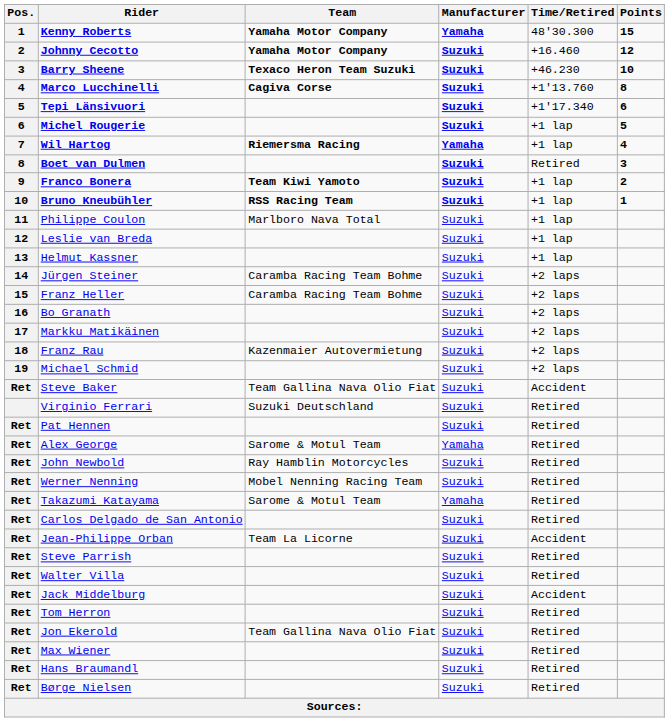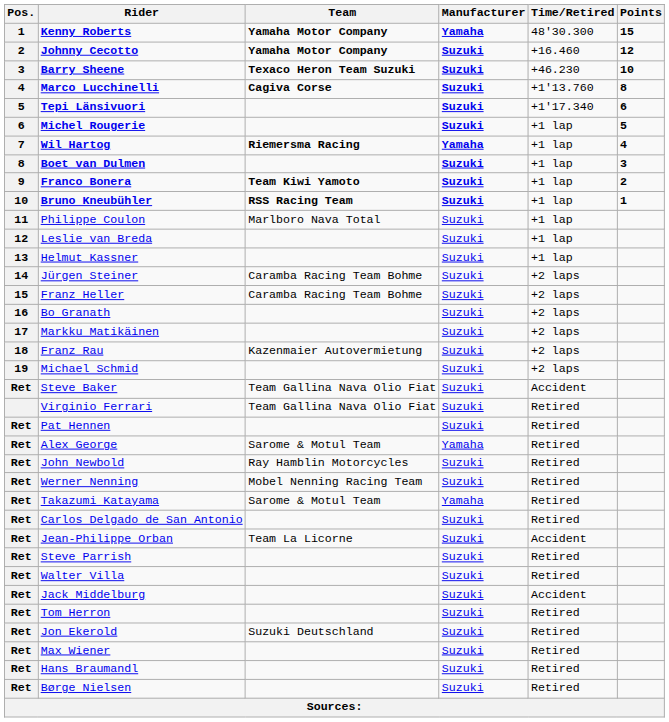(555, 164) Retired -> (552, 164) +1 lap
(311, 408) Suzuki Deutschland -> (342, 408) Team Gallina Nava Olio Fiat
(342, 633) Team Gallina Nava Olio Fiat -> (311, 633) Suzuki Deutschland
